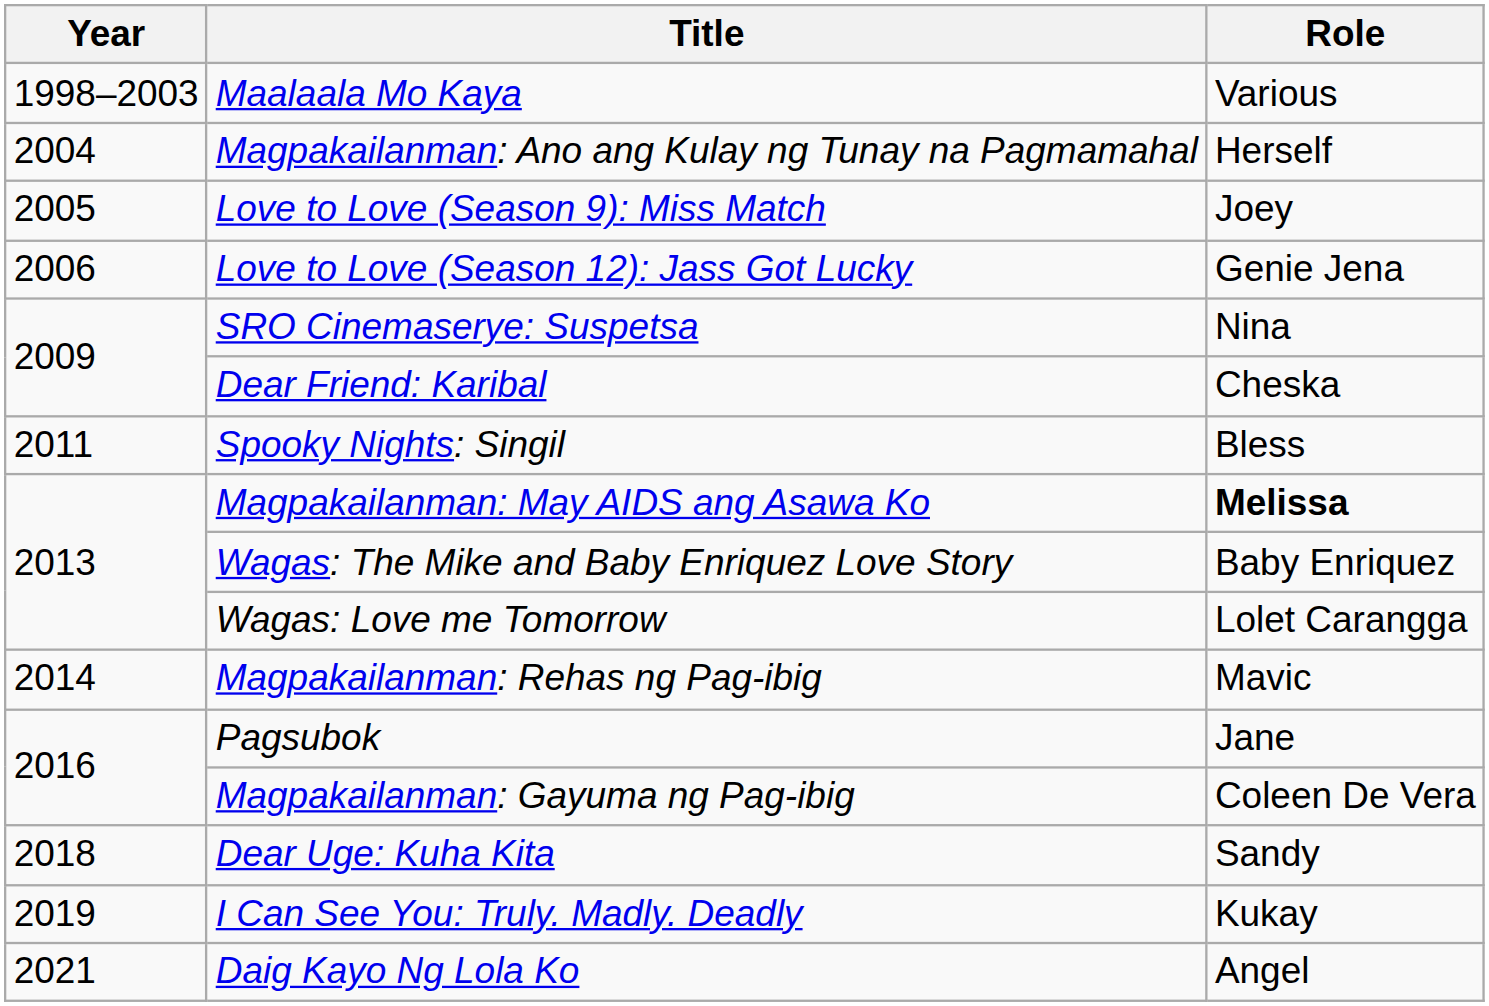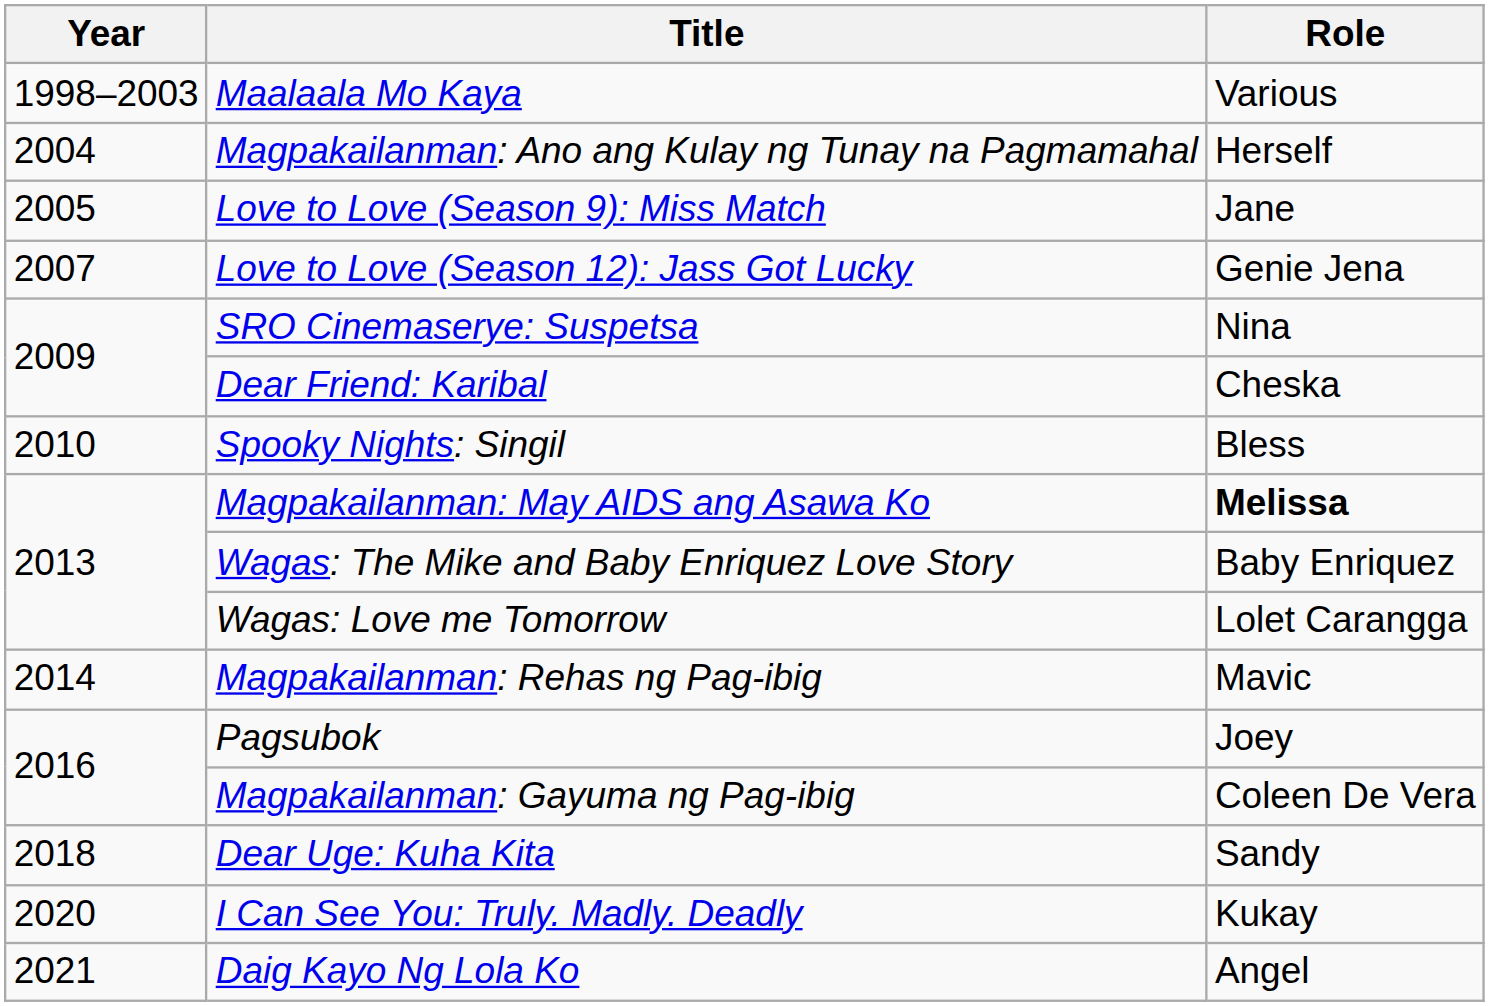(1254, 209) Joey -> (1255, 209) Jane
(55, 268) 2006 -> (55, 268) 2007
(53, 444) 2011 -> (55, 444) 2010
(1255, 737) Jane -> (1254, 737) Joey
(55, 913) 2019 -> (55, 913) 2020
